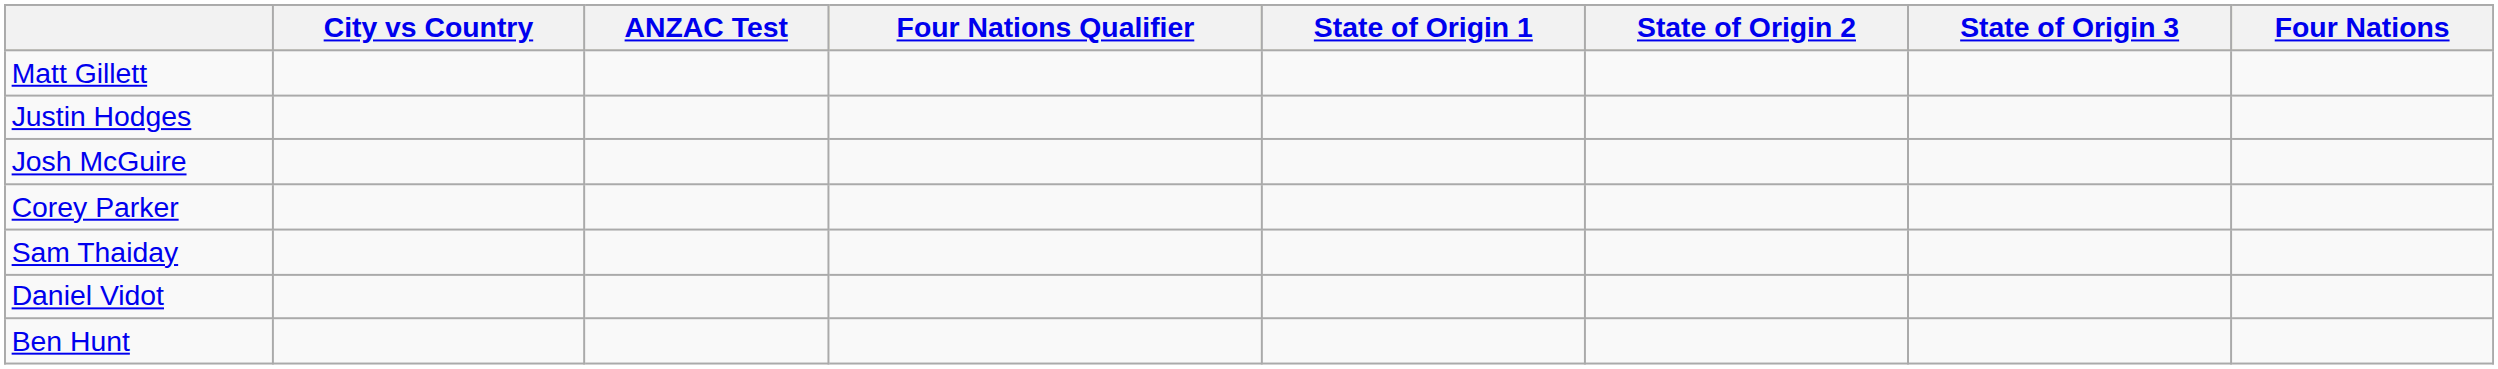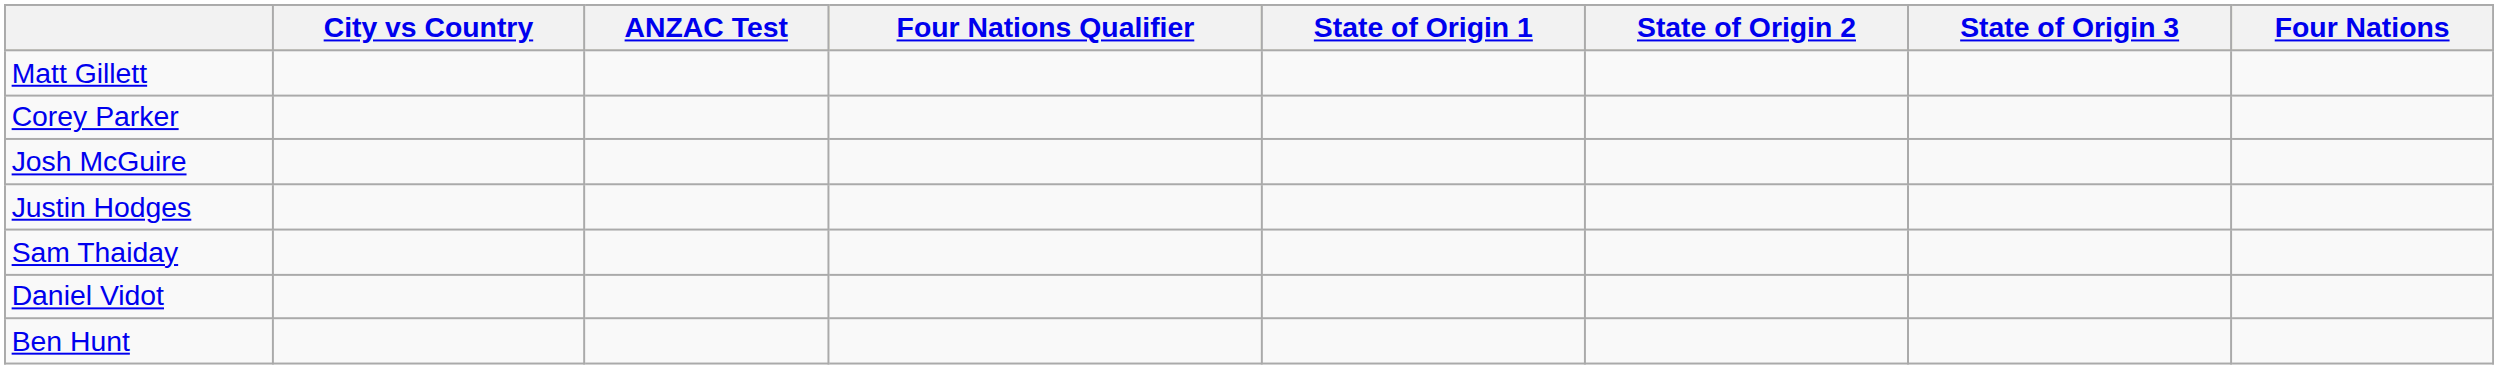rows swapped: (101, 117) <-> (95, 207)
